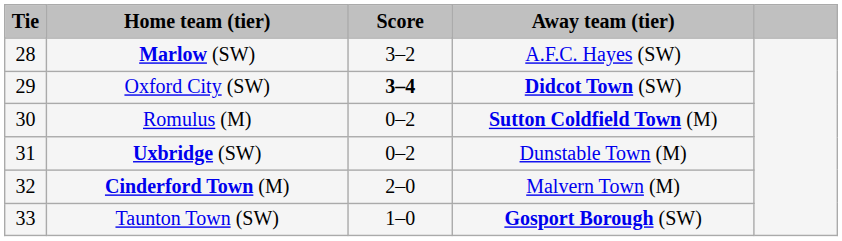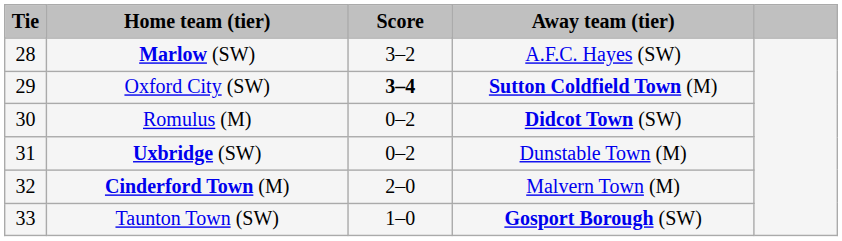(603, 87) Didcot Town (SW) -> (603, 87) Sutton Coldfield Town (M)
(603, 120) Sutton Coldfield Town (M) -> (603, 120) Didcot Town (SW)
